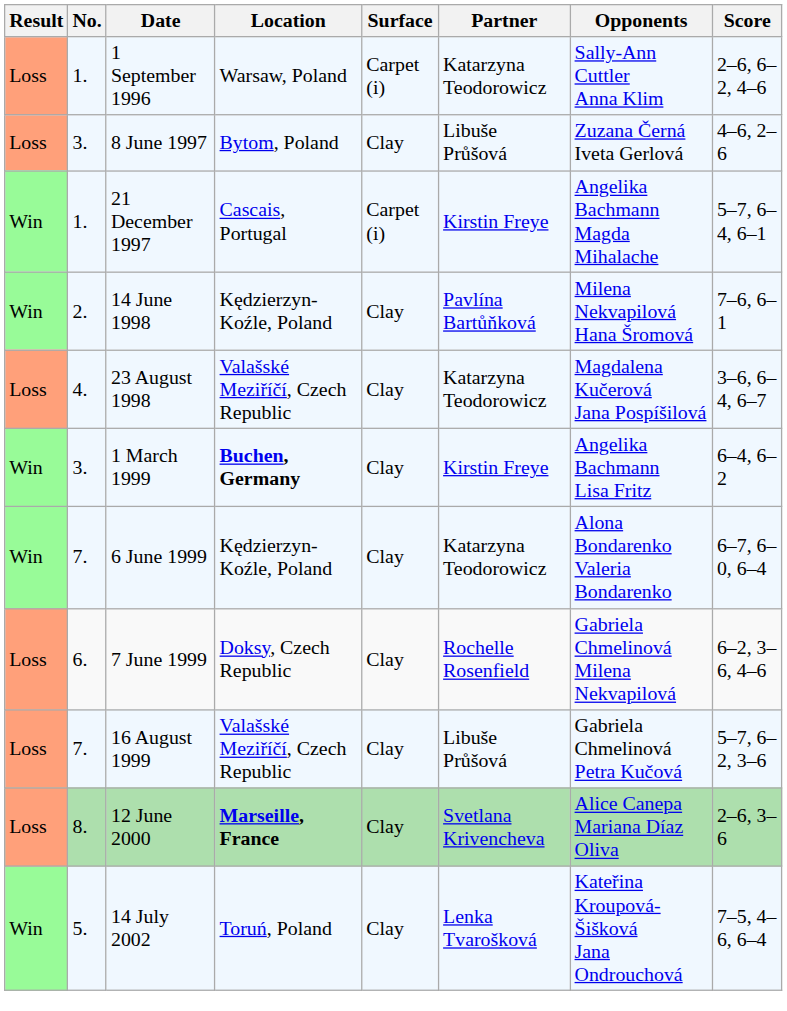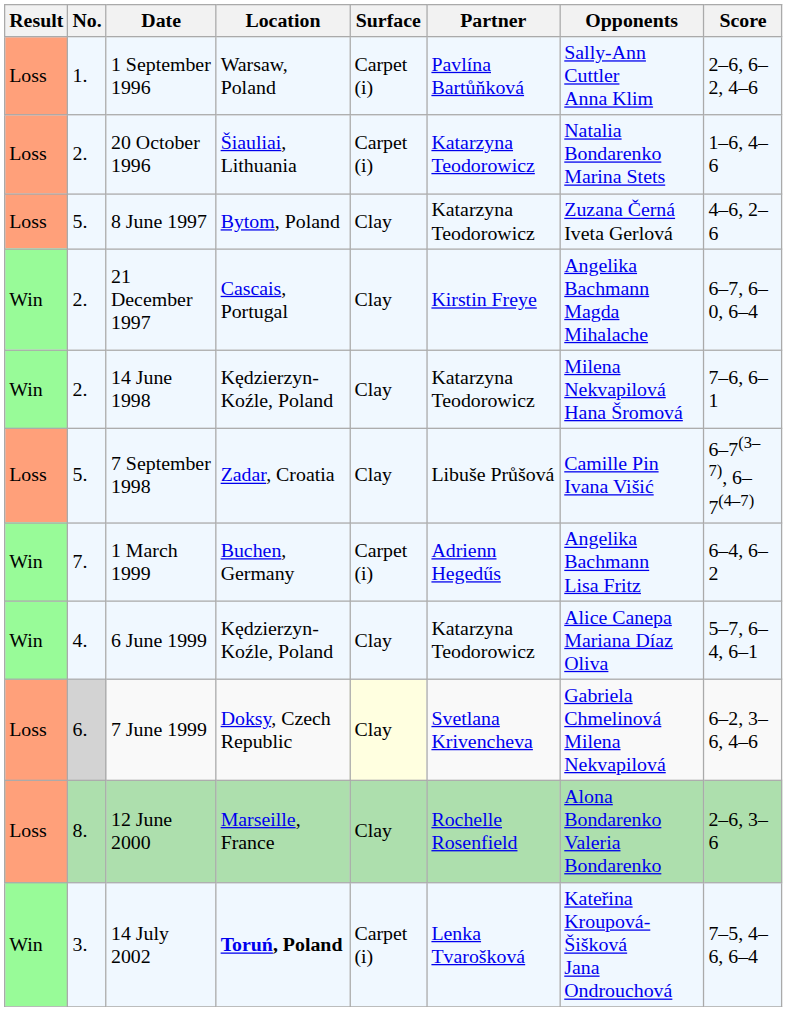(495, 75) Katarzyna Teodorowicz -> (478, 75) Pavlína Bartůňková
+ row: (155, 153)
(80, 142) 3. -> (80, 220) 5.
(475, 142) Libuše Průšová -> (483, 220) Katarzyna Teodorowicz
(80, 220) 1. -> (80, 298) 2.
(393, 220) Carpet (i) -> (373, 298) Clay
(747, 220) 5–7, 6–4, 6–1 -> (738, 298) 6–7, 6–0, 6–4
(489, 310) Pavlína Bartůňková -> (483, 388) Katarzyna Teodorowicz
- row: (152, 388)
+ row: (161, 475)
(80, 467) 3. -> (80, 561) 7.
(260, 467) bold -> (258, 561) normal
(385, 467) Clay -> (381, 561) Carpet (i)
(496, 467) Kirstin Freye -> (466, 561) Adrienn Hegedűs
(80, 556) 7. -> (80, 639) 4.
(623, 556) Alona Bondarenko Valeria Bondarenko -> (619, 639) Alice Canepa Mariana Díaz Oliva
(747, 556) 6–7, 6–0, 6–4 -> (738, 639) 5–7, 6–4, 6–1
(80, 658) no background -> (80, 729) lightgrey background
(385, 658) no background -> (373, 729) lightyellow background
(486, 658) Rochelle Rosenfield -> (482, 729) Svetlana Krivencheva
- row: (152, 748)
(262, 826) bold -> (261, 830) normal
(494, 826) Svetlana Krivencheva -> (474, 830) Rochelle Rosenfield
(629, 826) Alice Canepa Mariana Díaz Oliva -> (613, 830) Alona Bondarenko Valeria Bondarenko
(80, 927) 5. -> (80, 943) 3.
(276, 927) normal -> (282, 943) bold
(385, 927) Clay -> (381, 943) Carpet (i)
